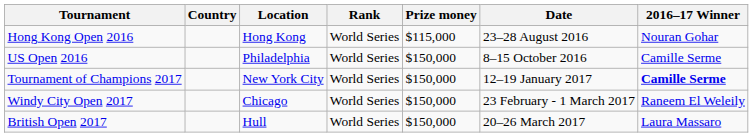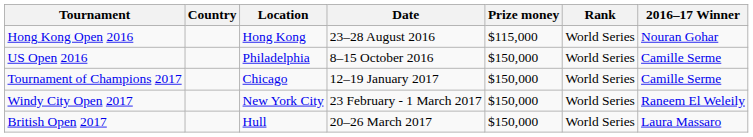columns swapped: (365, 15) <-> (559, 15)
(283, 79) New York City -> (265, 79) Chicago
(683, 79) bold -> (681, 79) normal
(265, 100) Chicago -> (283, 100) New York City
